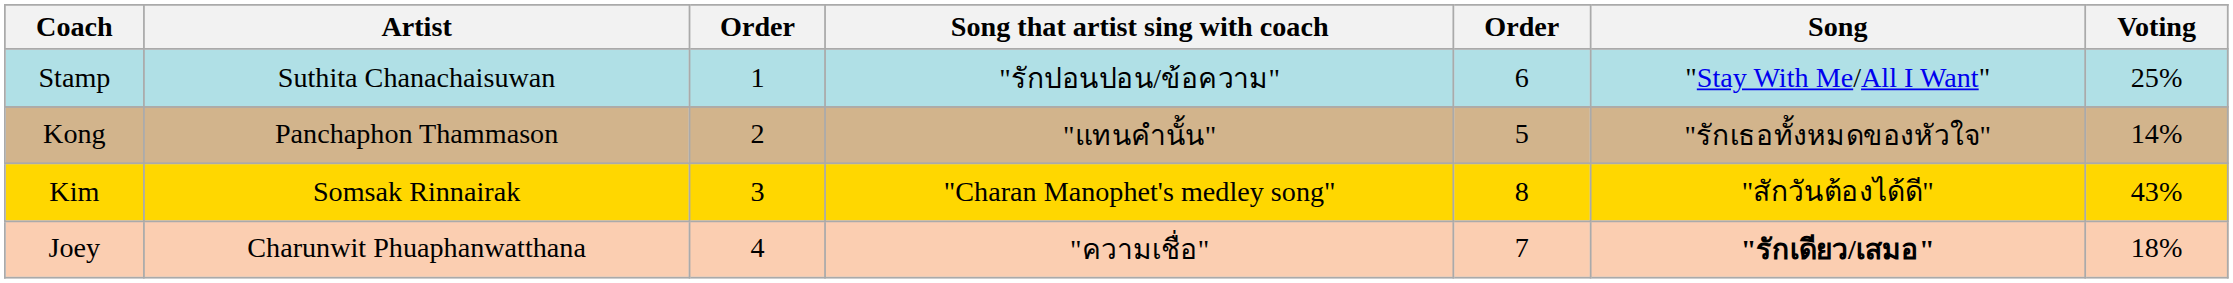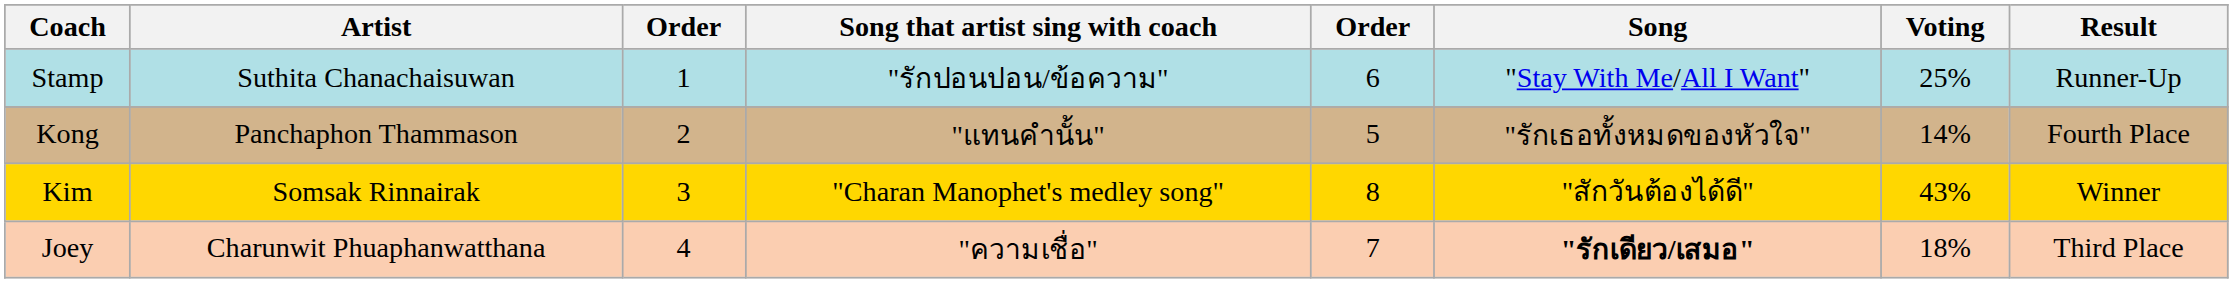+ column: (2119, 26)
